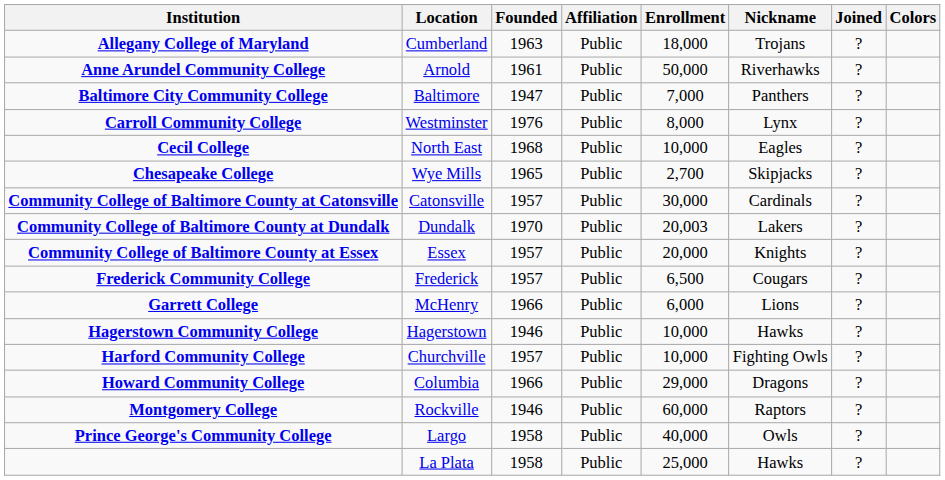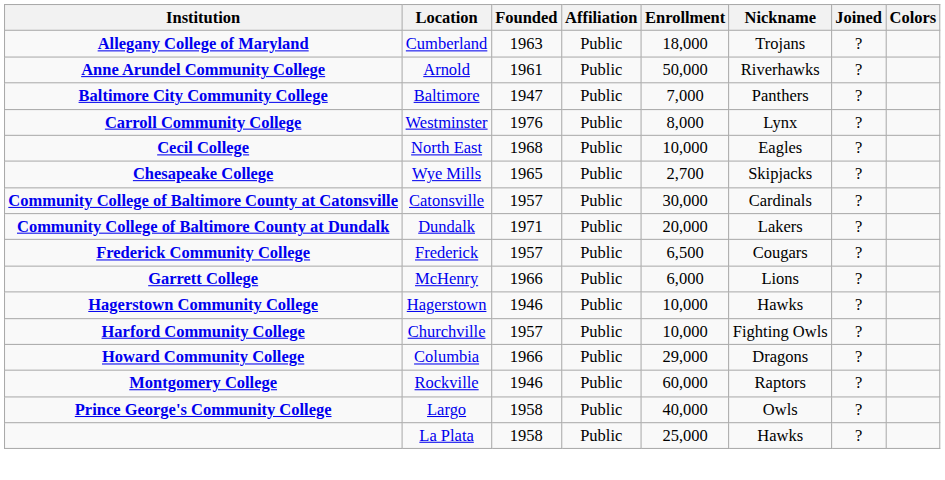(526, 226) 1970 -> (526, 226) 1971
(685, 226) 20,003 -> (685, 226) 20,000
- row: (203, 252)
